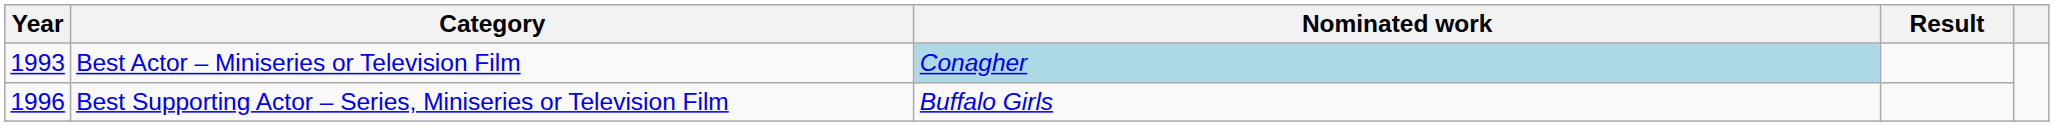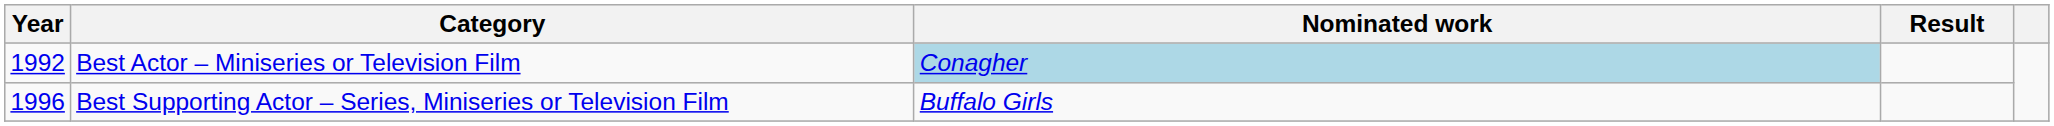(38, 62) 1993 -> (38, 62) 1992
